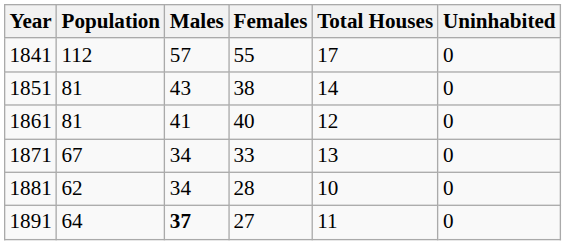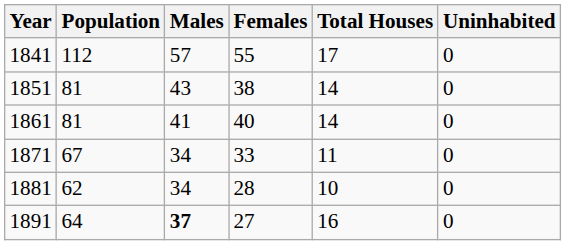(328, 121) 12 -> (328, 121) 14
(328, 155) 13 -> (327, 155) 11
(327, 222) 11 -> (328, 222) 16
